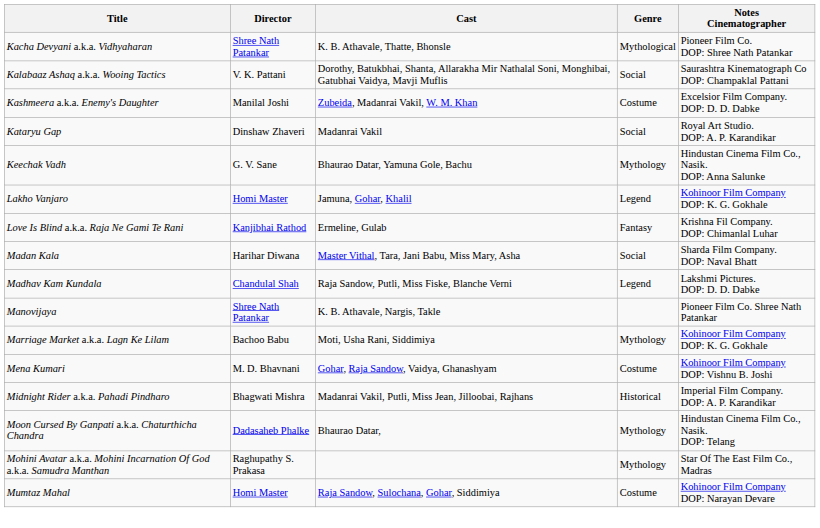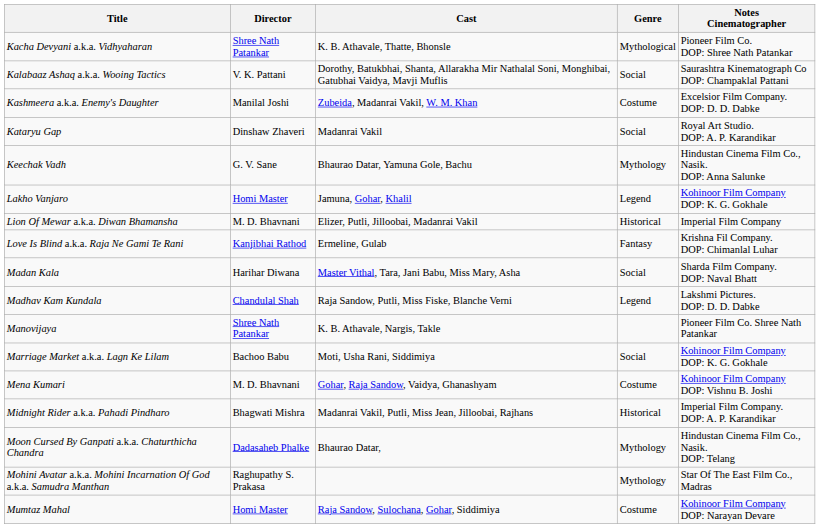+ row: (92, 221)
(643, 340) Mythology -> (633, 356) Social
